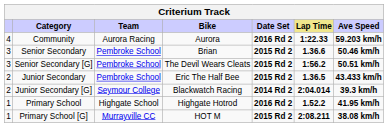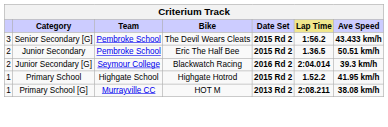- row: (54, 38)
- row: (54, 51)
(359, 64) 50.51 km/h -> (359, 38) 43.433 km/h
(359, 77) 43.433 km/h -> (359, 51) 50.51 km/h
(273, 90) 2014 Rd 2 -> (273, 64) 2016 Rd 2
(273, 103) 2016 Rd 2 -> (273, 77) 2015 Rd 2
(273, 116) 2015 Rd 2 -> (273, 90) 2013 Rd 2
